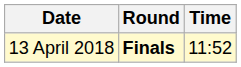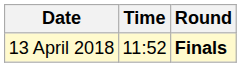columns swapped: (210, 18) <-> (151, 18)
